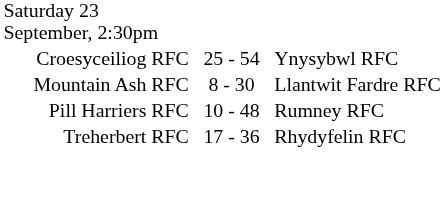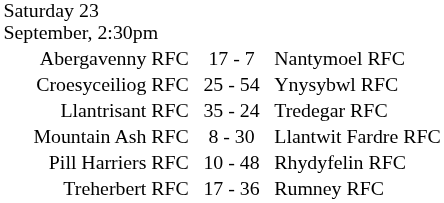+ row: (114, 58)
+ row: (125, 110)
(329, 110) Rumney RFC -> (340, 162) Rhydyfelin RFC
(340, 136) Rhydyfelin RFC -> (329, 188) Rumney RFC
